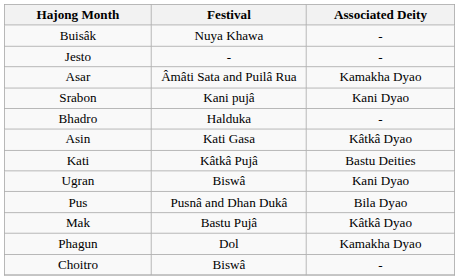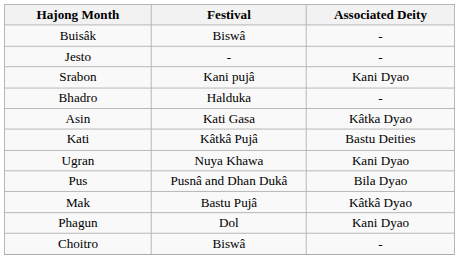(229, 35) Nuya Khawa -> (229, 35) Biswâ
- row: (78, 77)
(380, 139) Kâtkâ Dyao -> (380, 118) Kâtka Dyao
(229, 181) Biswâ -> (229, 160) Nuya Khawa
(380, 243) Kamakha Dyao -> (380, 222) Kani Dyao
